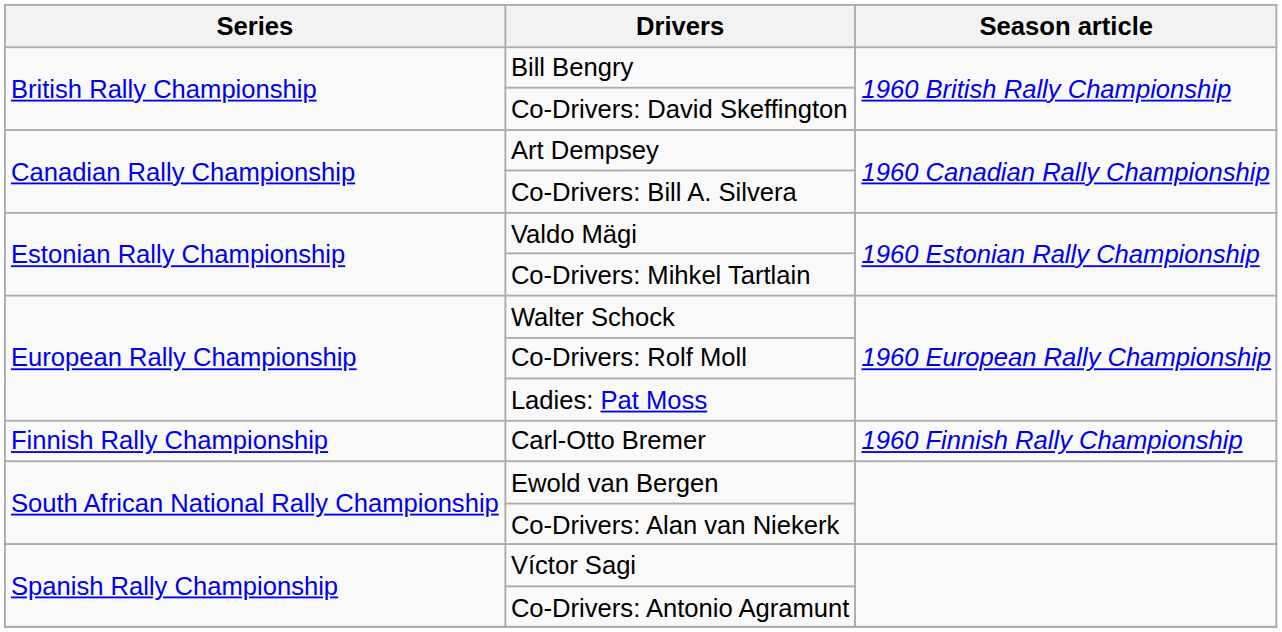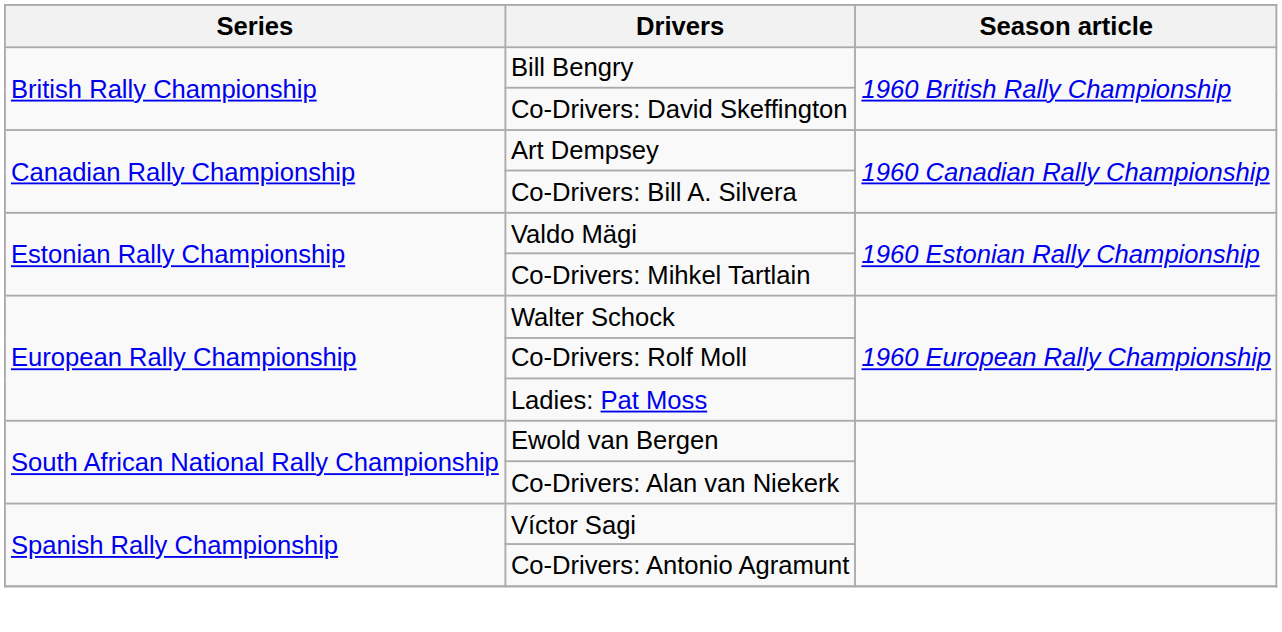- row: (608, 441)
